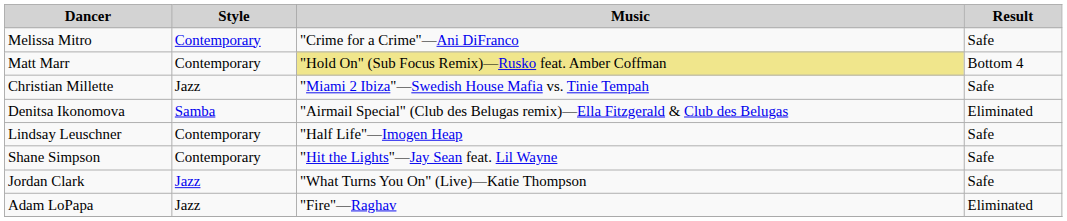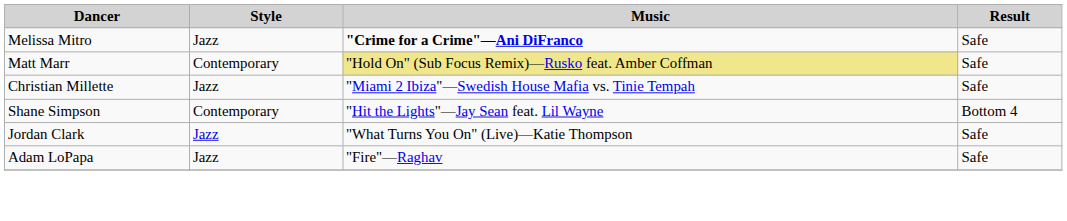(218, 39) Contemporary -> (206, 39) Jazz
(409, 39) normal -> (464, 39) bold
(996, 63) Bottom 4 -> (975, 63) Safe
- row: (66, 110)
- row: (65, 134)
(981, 157) Safe -> (989, 110) Bottom 4
(1000, 205) Eliminated -> (975, 157) Safe
